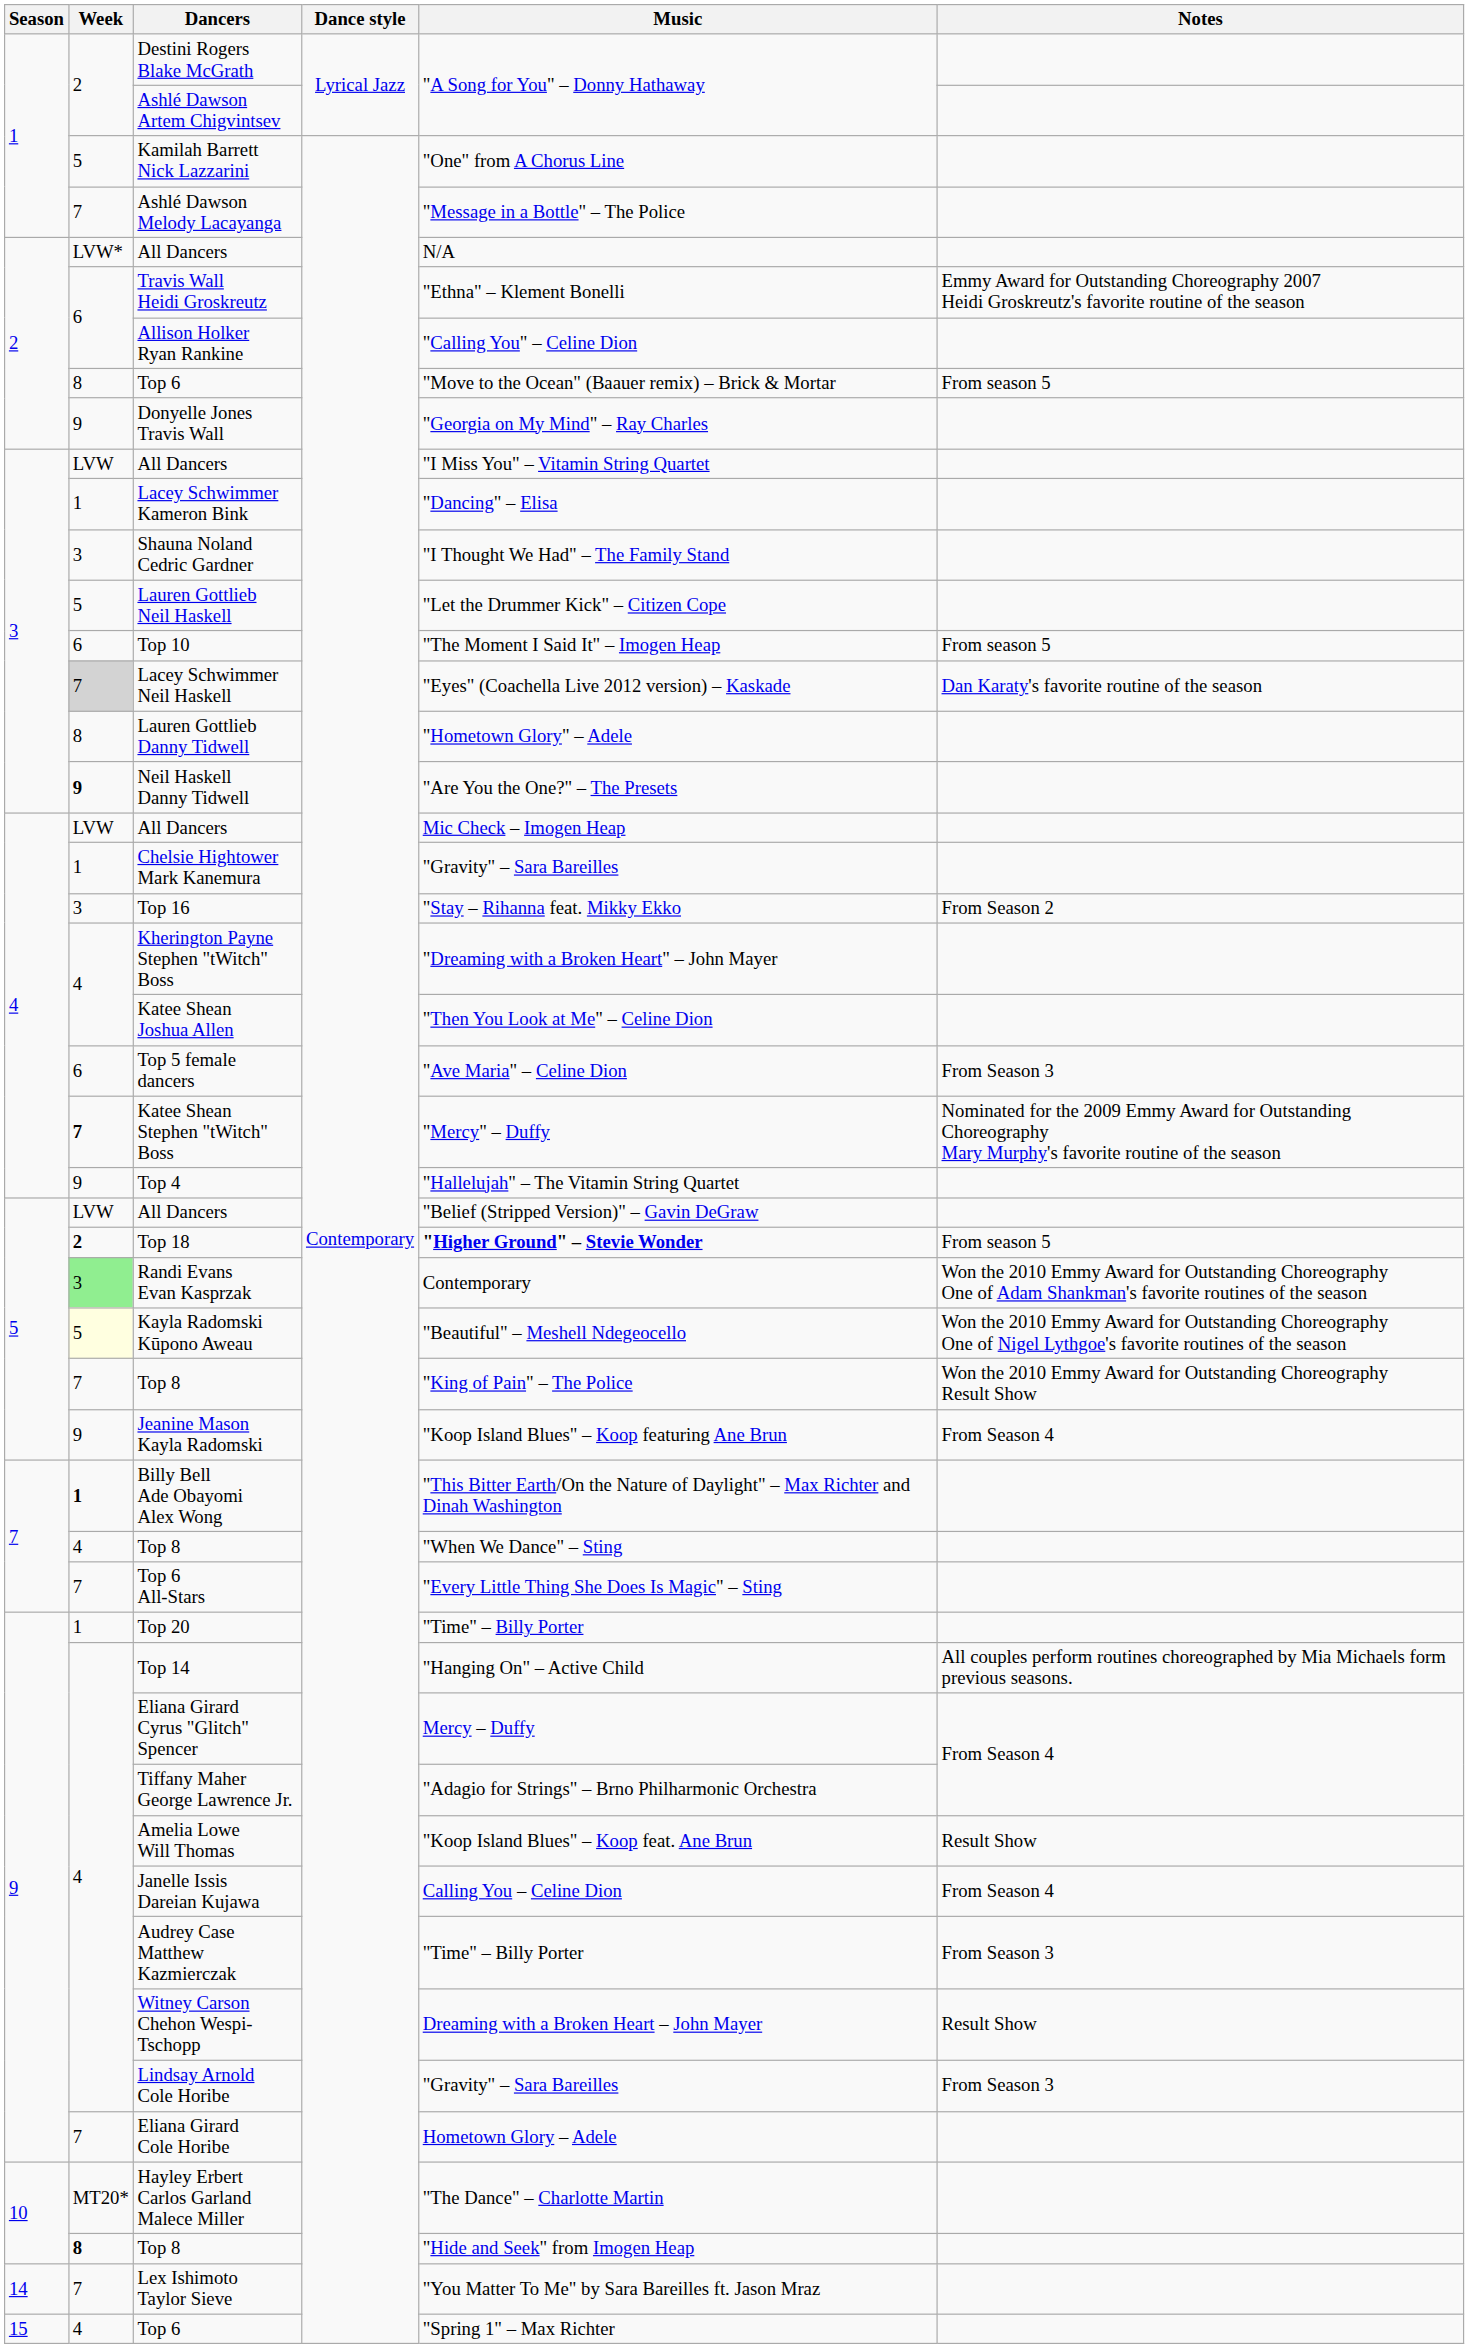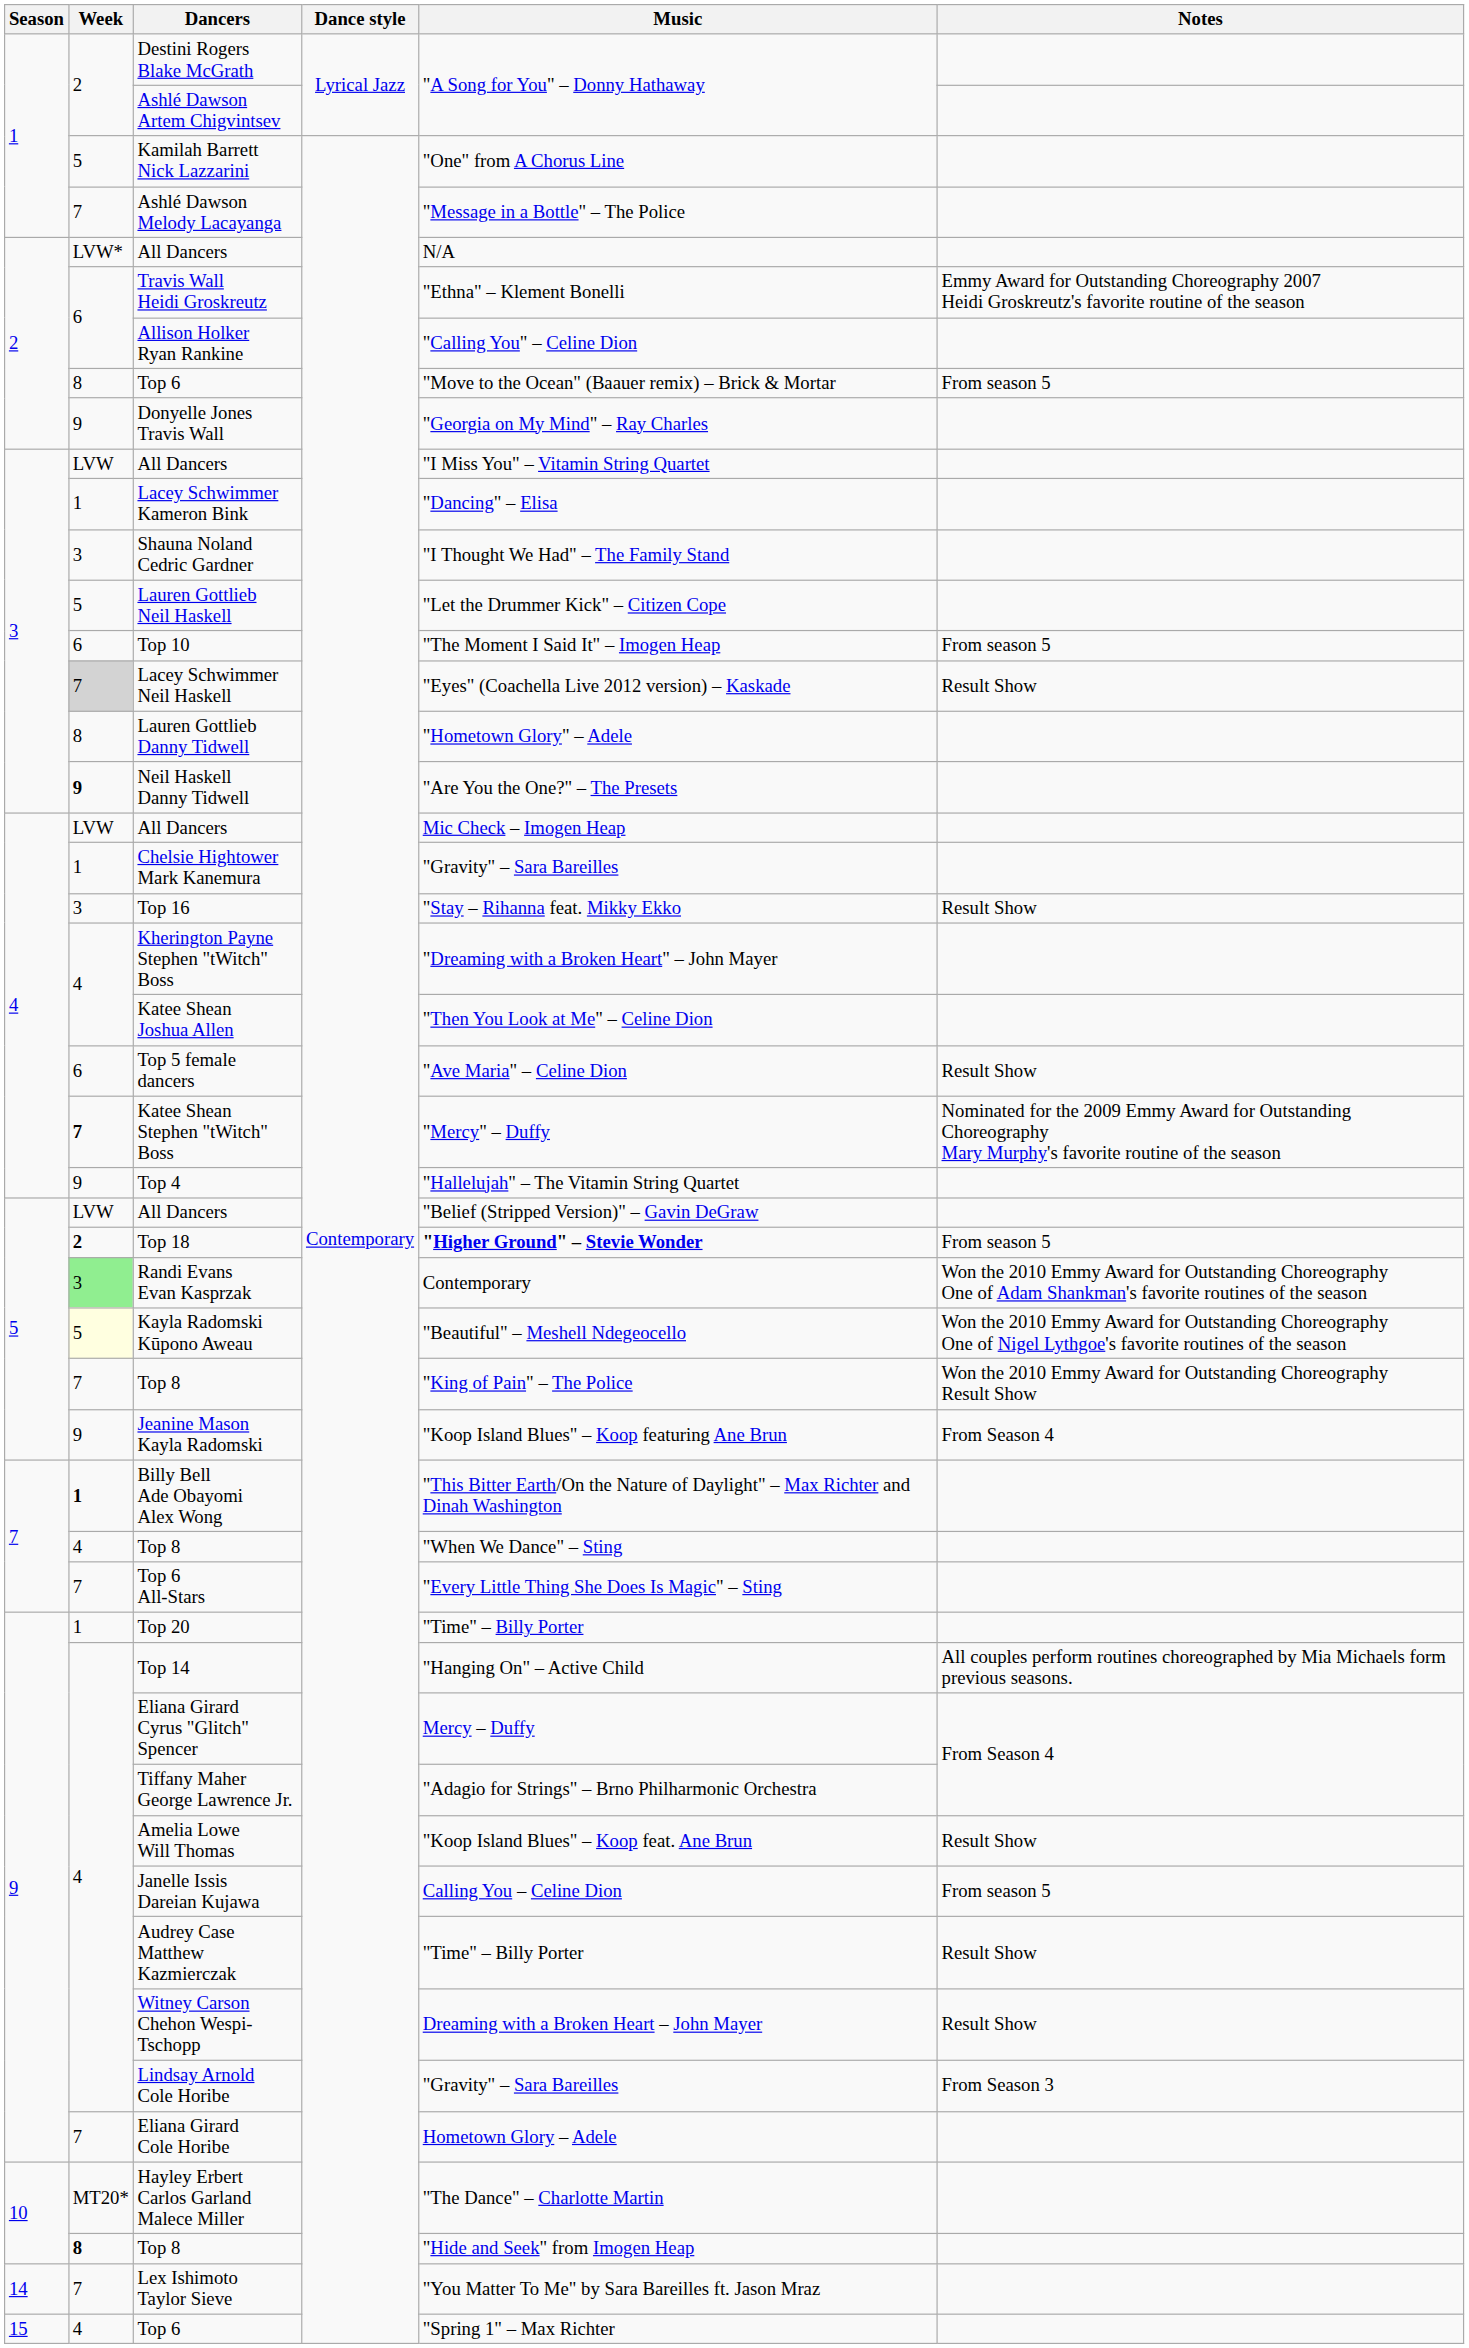(1102, 685) Dan Karaty's favorite routine of the season -> (989, 685) Result Show
(998, 907) From Season 2 -> (989, 907) Result Show
(998, 1070) From Season 3 -> (989, 1070) Result Show
(998, 1891) From Season 4 -> (996, 1891) From season 5
(998, 1952) From Season 3 -> (989, 1952) Result Show
